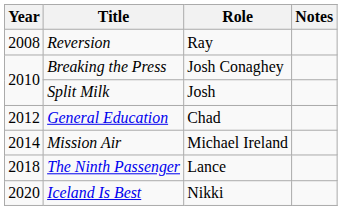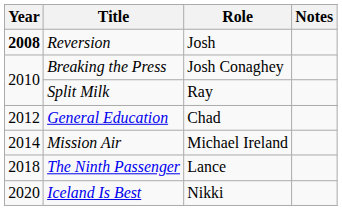(24, 42) normal -> (24, 42) bold
(200, 42) Ray -> (201, 42) Josh
(201, 92) Josh -> (200, 92) Ray
